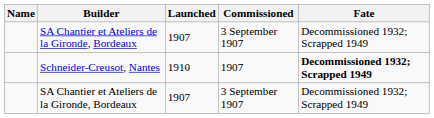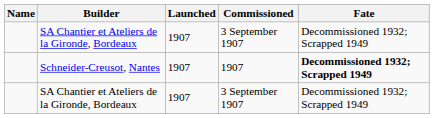(179, 67) 1910 -> (179, 67) 1907
